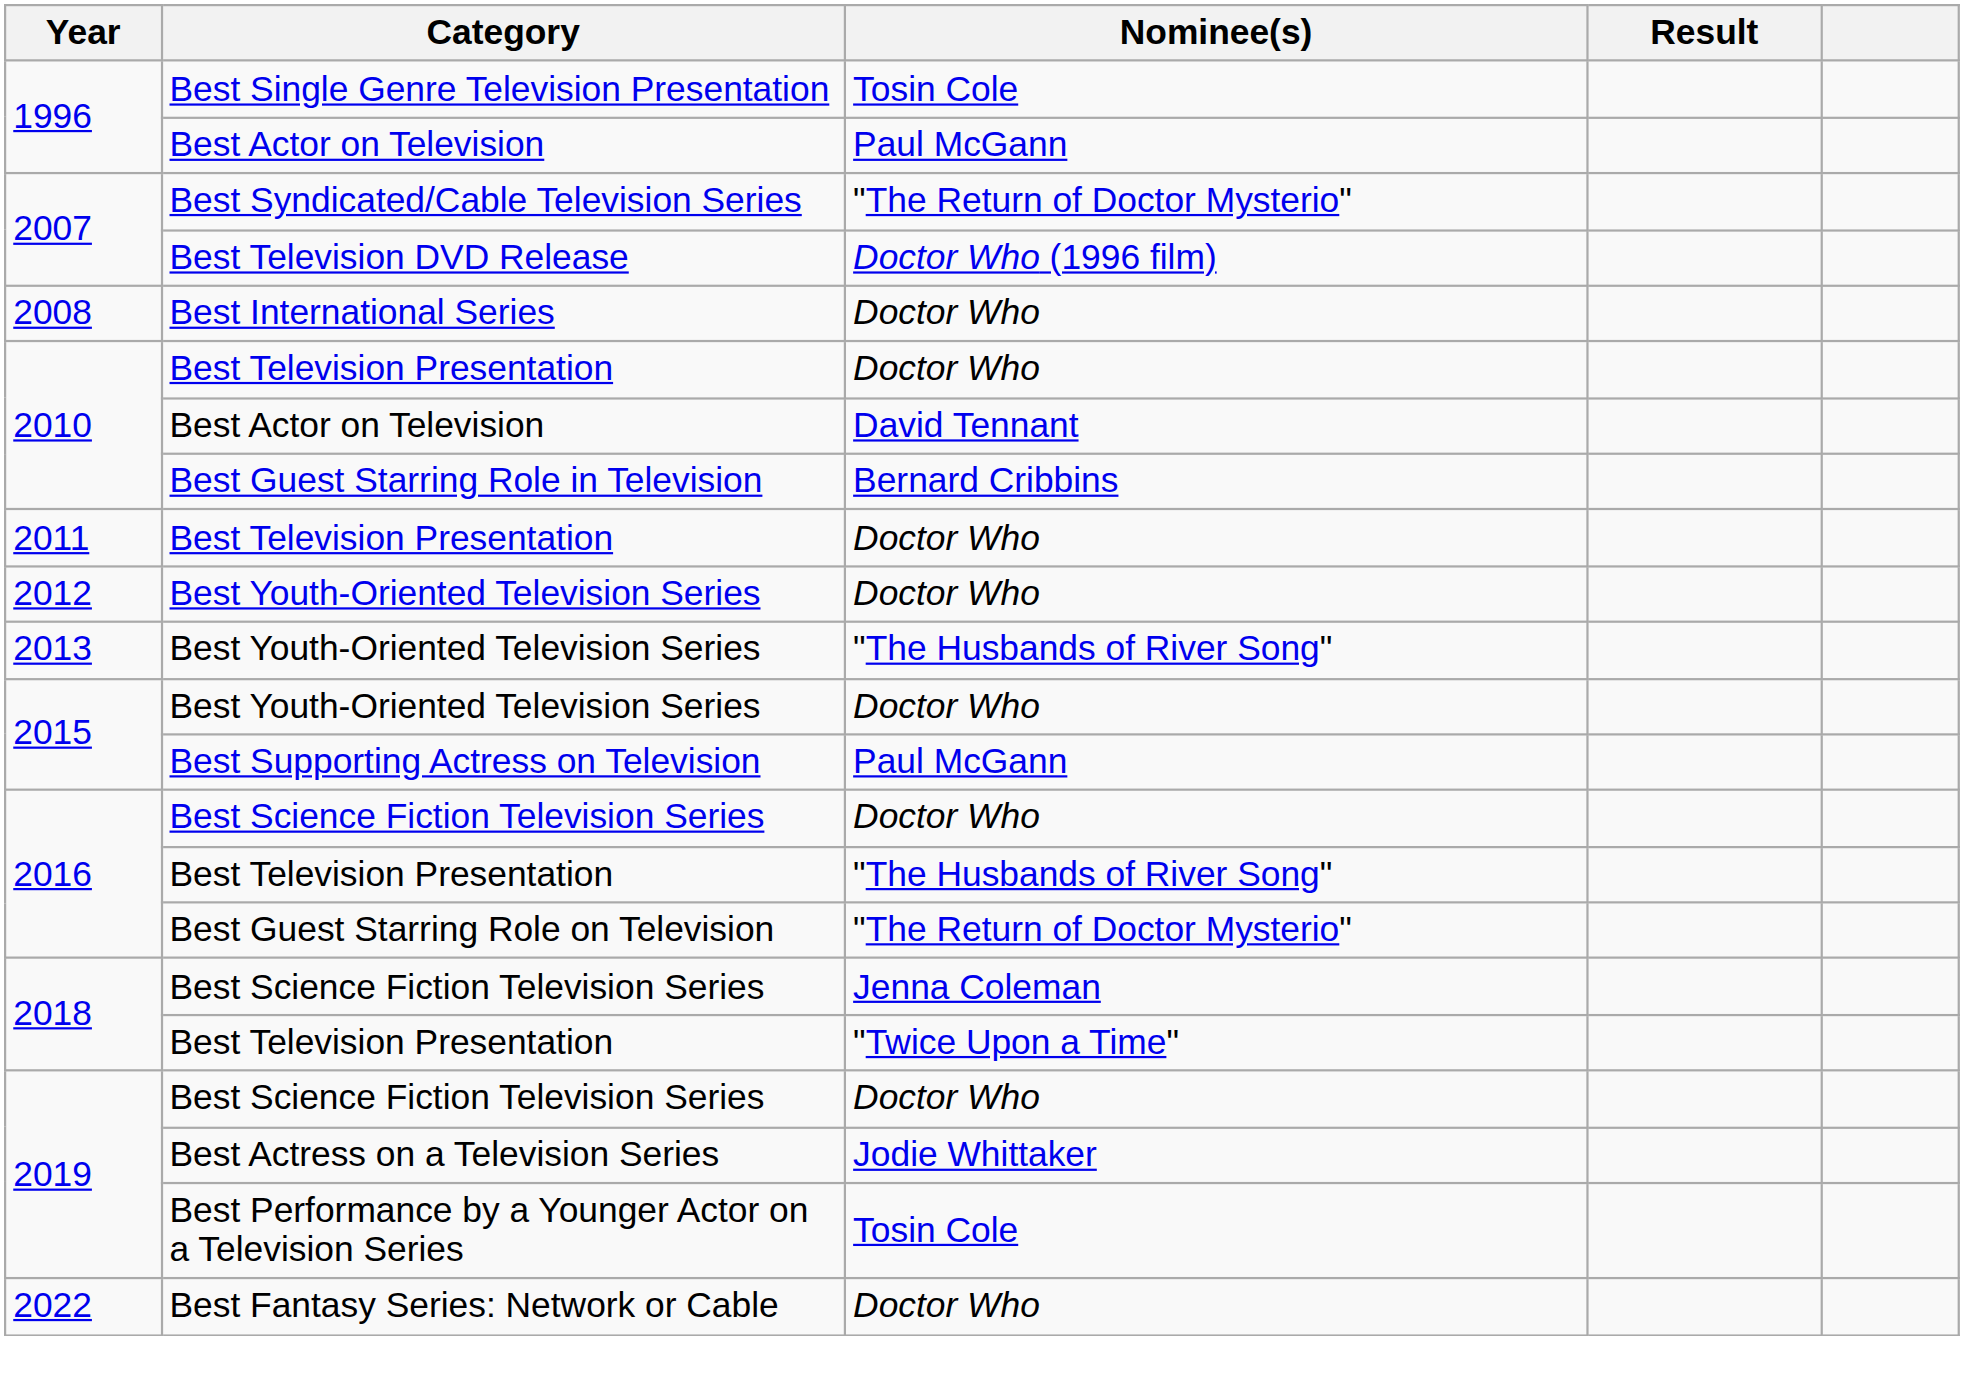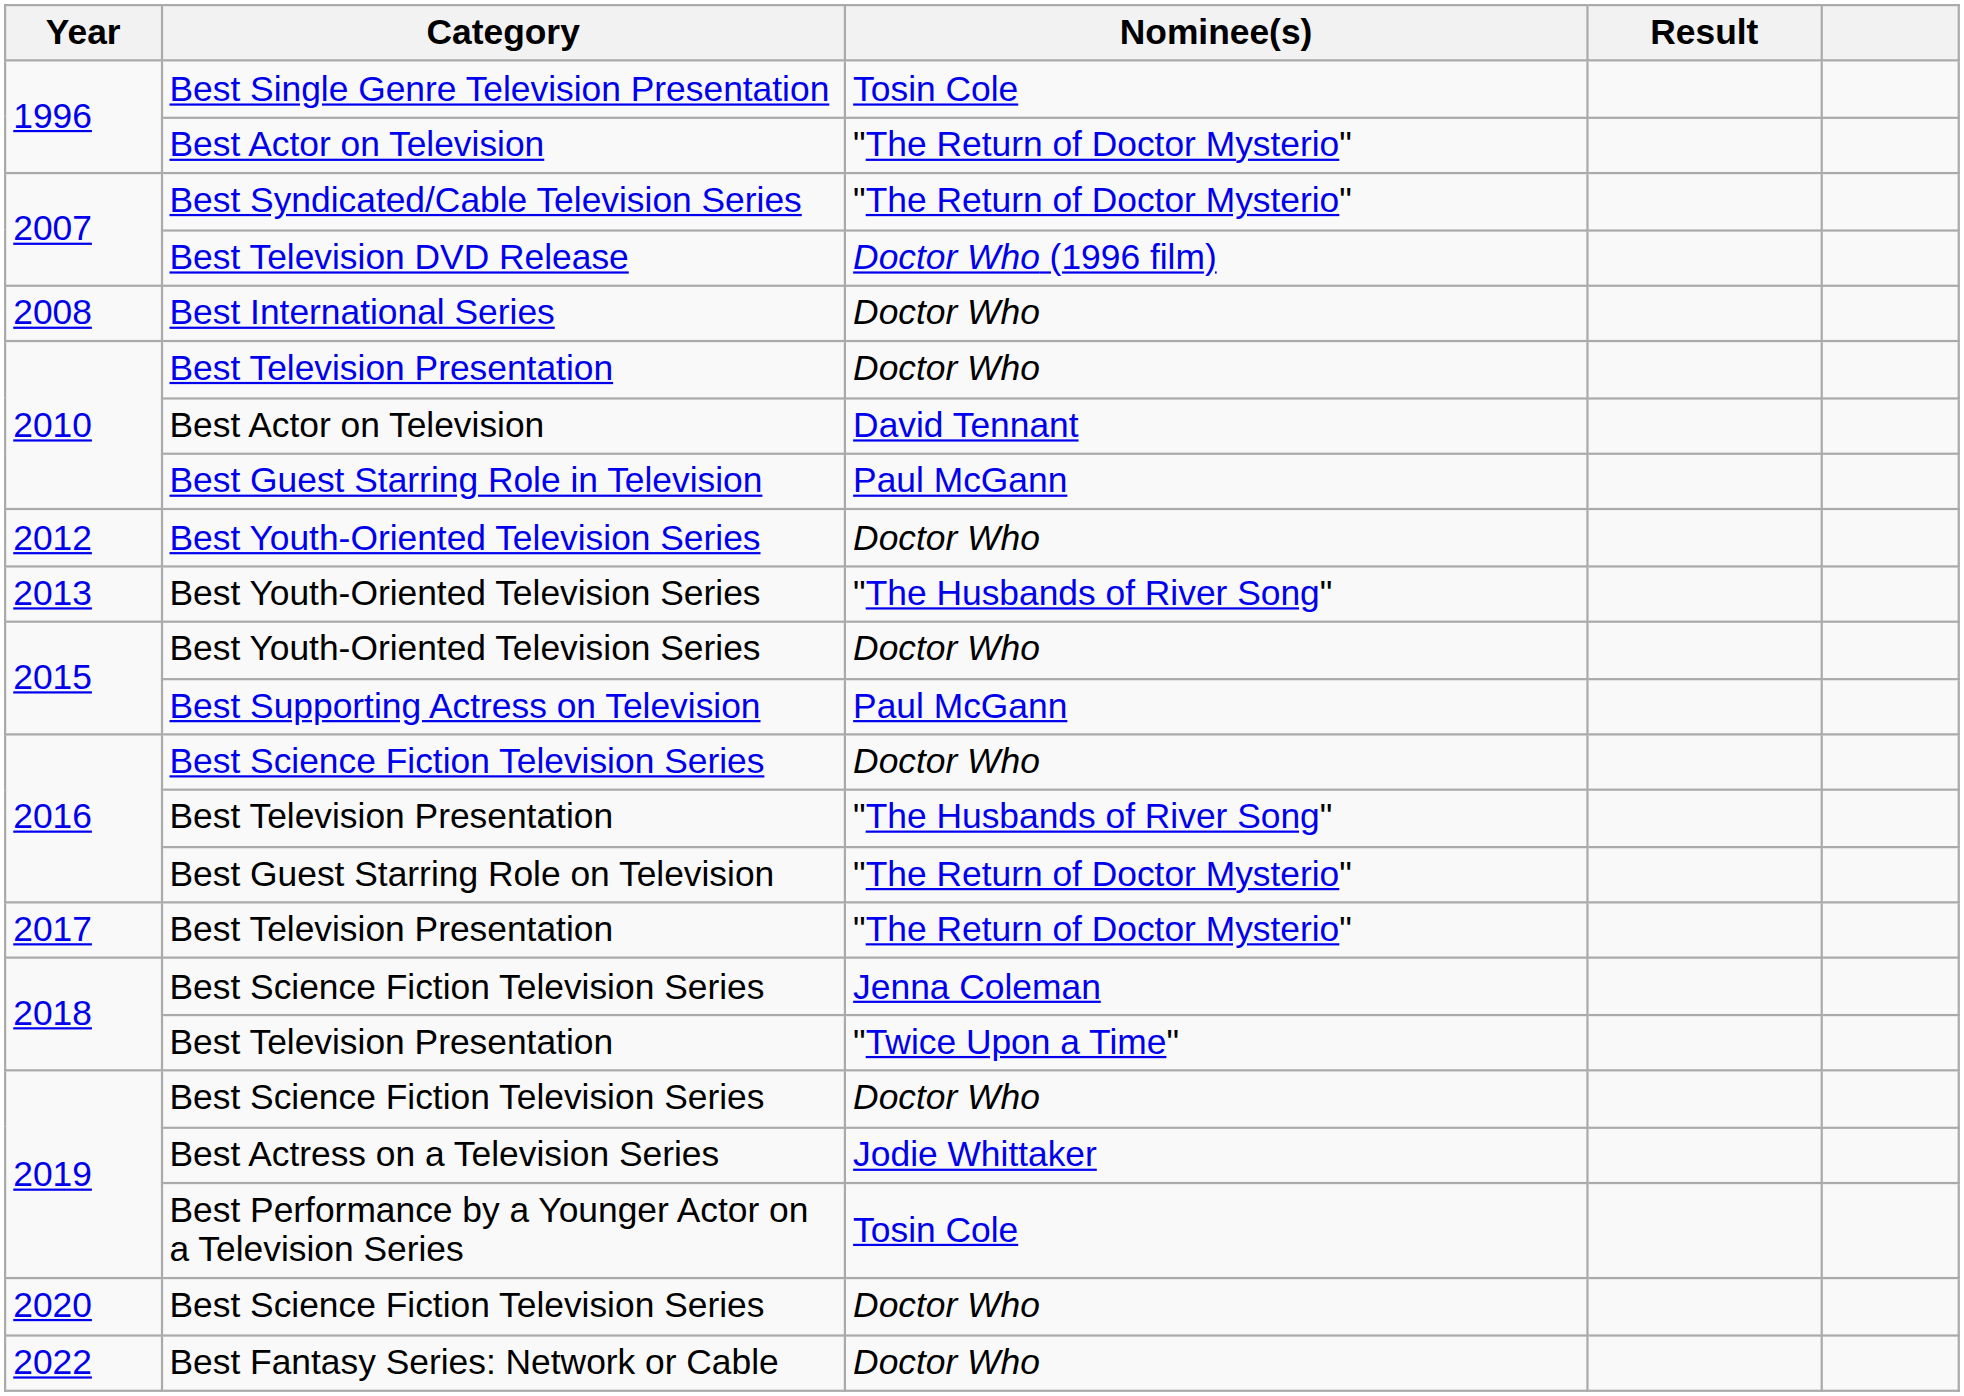(960, 144) Paul McGann -> (1102, 144) "The Return of Doctor Mysterio"
(986, 481) Bernard Cribbins -> (960, 481) Paul McGann
- row: (51, 537)
+ row: (53, 929)
+ row: (53, 1306)
